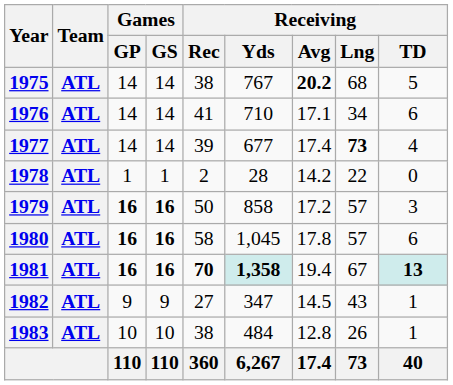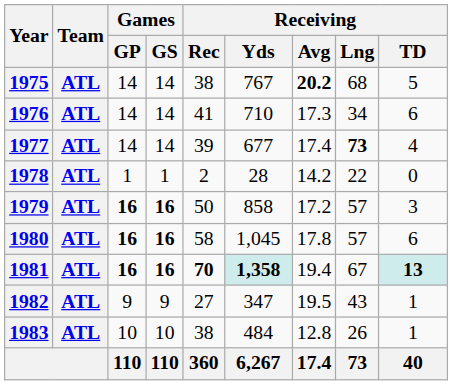(314, 113) 17.1 -> (314, 113) 17.3
(314, 301) 14.5 -> (314, 301) 19.5
